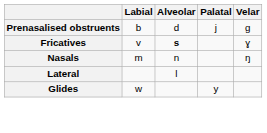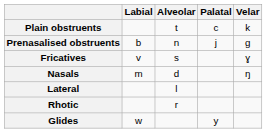+ row: (63, 27)
(176, 27) d -> (176, 43) n
(176, 43) bold -> (176, 58) normal
(176, 58) n -> (176, 74) d
+ row: (63, 105)
